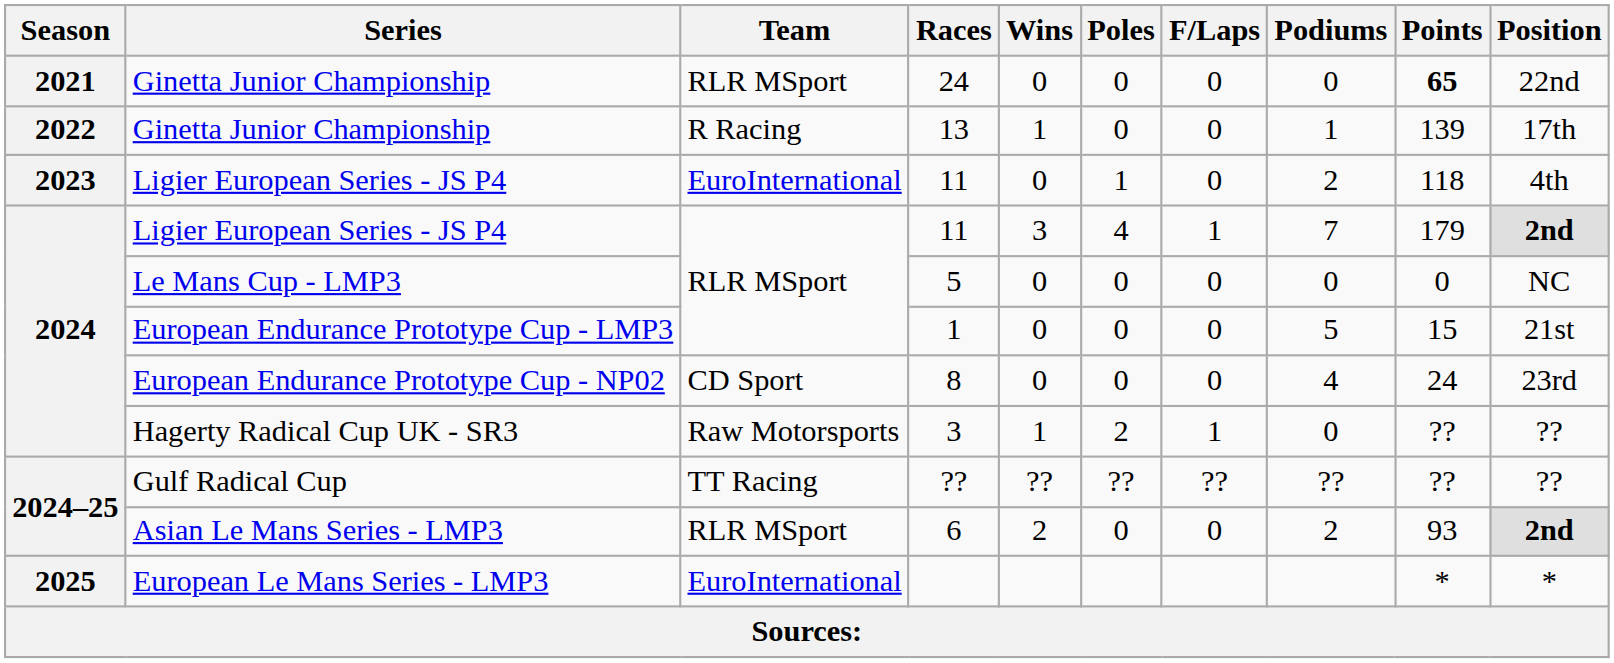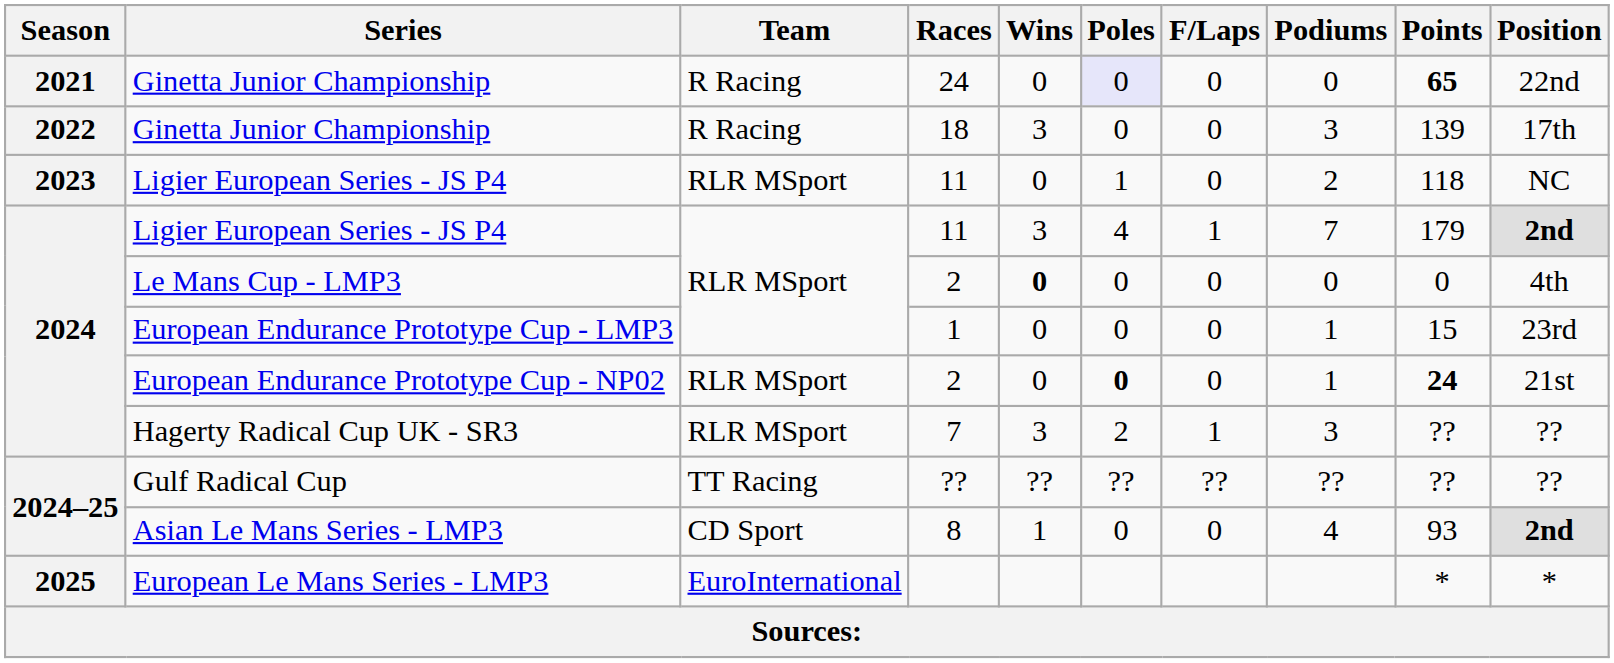(767, 80) RLR MSport -> (744, 80) R Racing
(1121, 80) no background -> (1121, 80) lavender background
(954, 130) 13 -> (954, 130) 18
(1040, 130) 1 -> (1040, 130) 3
(1331, 130) 1 -> (1331, 130) 3
(795, 180) EuroInternational -> (767, 180) RLR MSport
(1549, 180) 4th -> (1549, 180) NC
(954, 280) 5 -> (954, 280) 2
(1040, 280) normal -> (1040, 280) bold
(1549, 280) NC -> (1549, 280) 4th
(1331, 330) 5 -> (1331, 330) 1
(1549, 330) 21st -> (1549, 330) 23rd
(745, 380) CD Sport -> (767, 380) RLR MSport
(954, 380) 8 -> (954, 380) 2
(1121, 380) normal -> (1121, 380) bold
(1331, 380) 4 -> (1331, 380) 1
(1442, 380) normal -> (1442, 380) bold
(1549, 380) 23rd -> (1549, 380) 21st
(793, 430) Raw Motorsports -> (767, 430) RLR MSport
(954, 430) 3 -> (954, 430) 7
(1040, 430) 1 -> (1040, 430) 3
(1331, 430) 0 -> (1331, 430) 3
(767, 531) RLR MSport -> (745, 531) CD Sport
(954, 531) 6 -> (954, 531) 8
(1040, 531) 2 -> (1040, 531) 1
(1331, 531) 2 -> (1331, 531) 4
